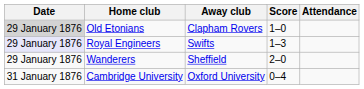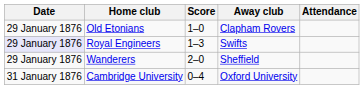columns swapped: (283, 12) <-> (226, 12)
(44, 28) lightgrey background -> (44, 28) no background
